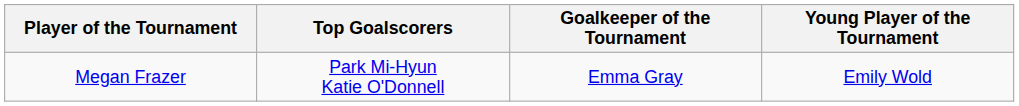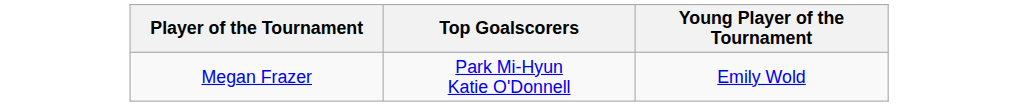- column: (635, 28)
